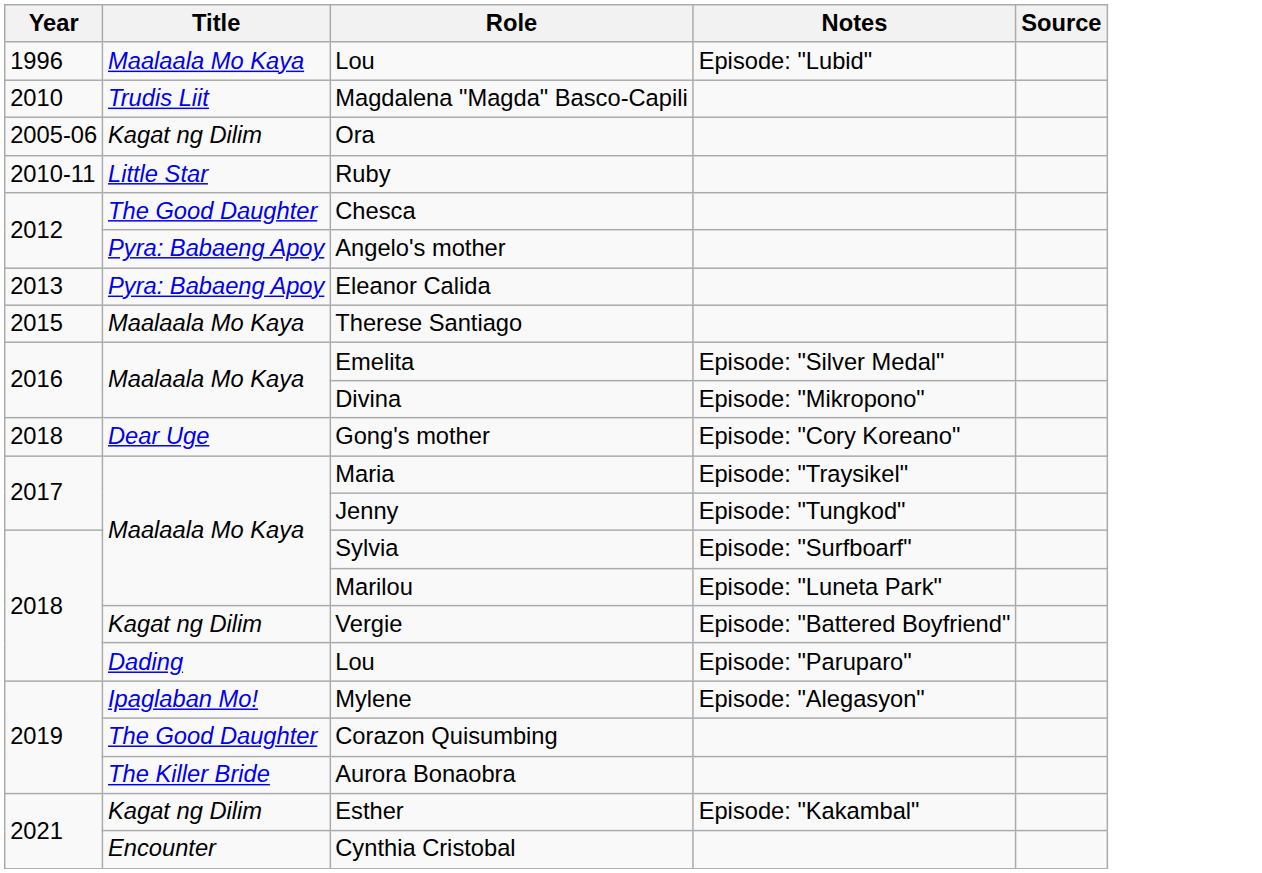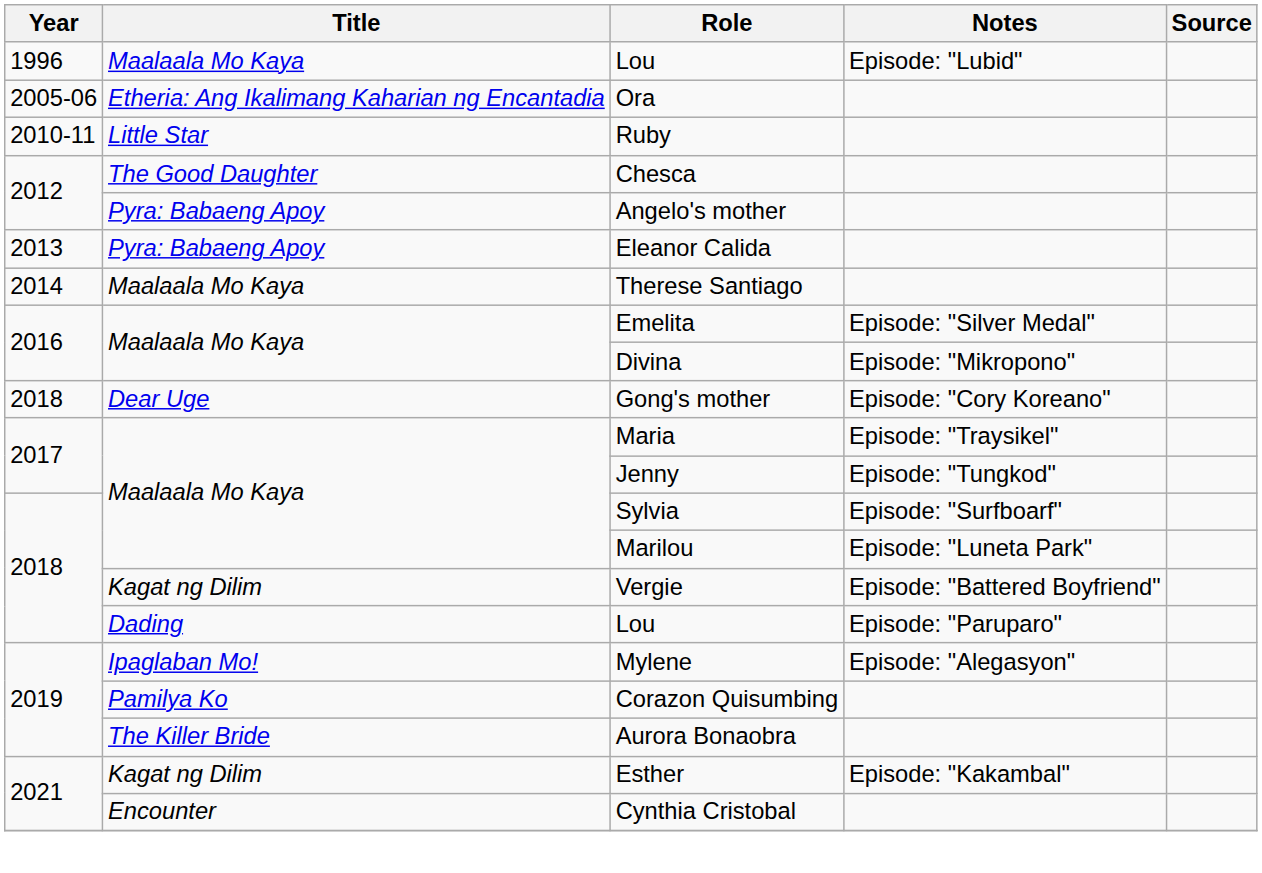- row: (512, 98)
(185, 135) Kagat ng Dilim -> (356, 98) Etheria: Ang Ikalimang Kaharian ng Encantadia
(37, 323) 2015 -> (37, 286) 2014
(213, 736) The Good Daughter -> (168, 699) Pamilya Ko
